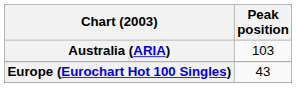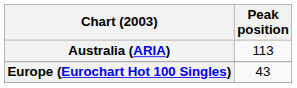(263, 51) 103 -> (263, 51) 113
